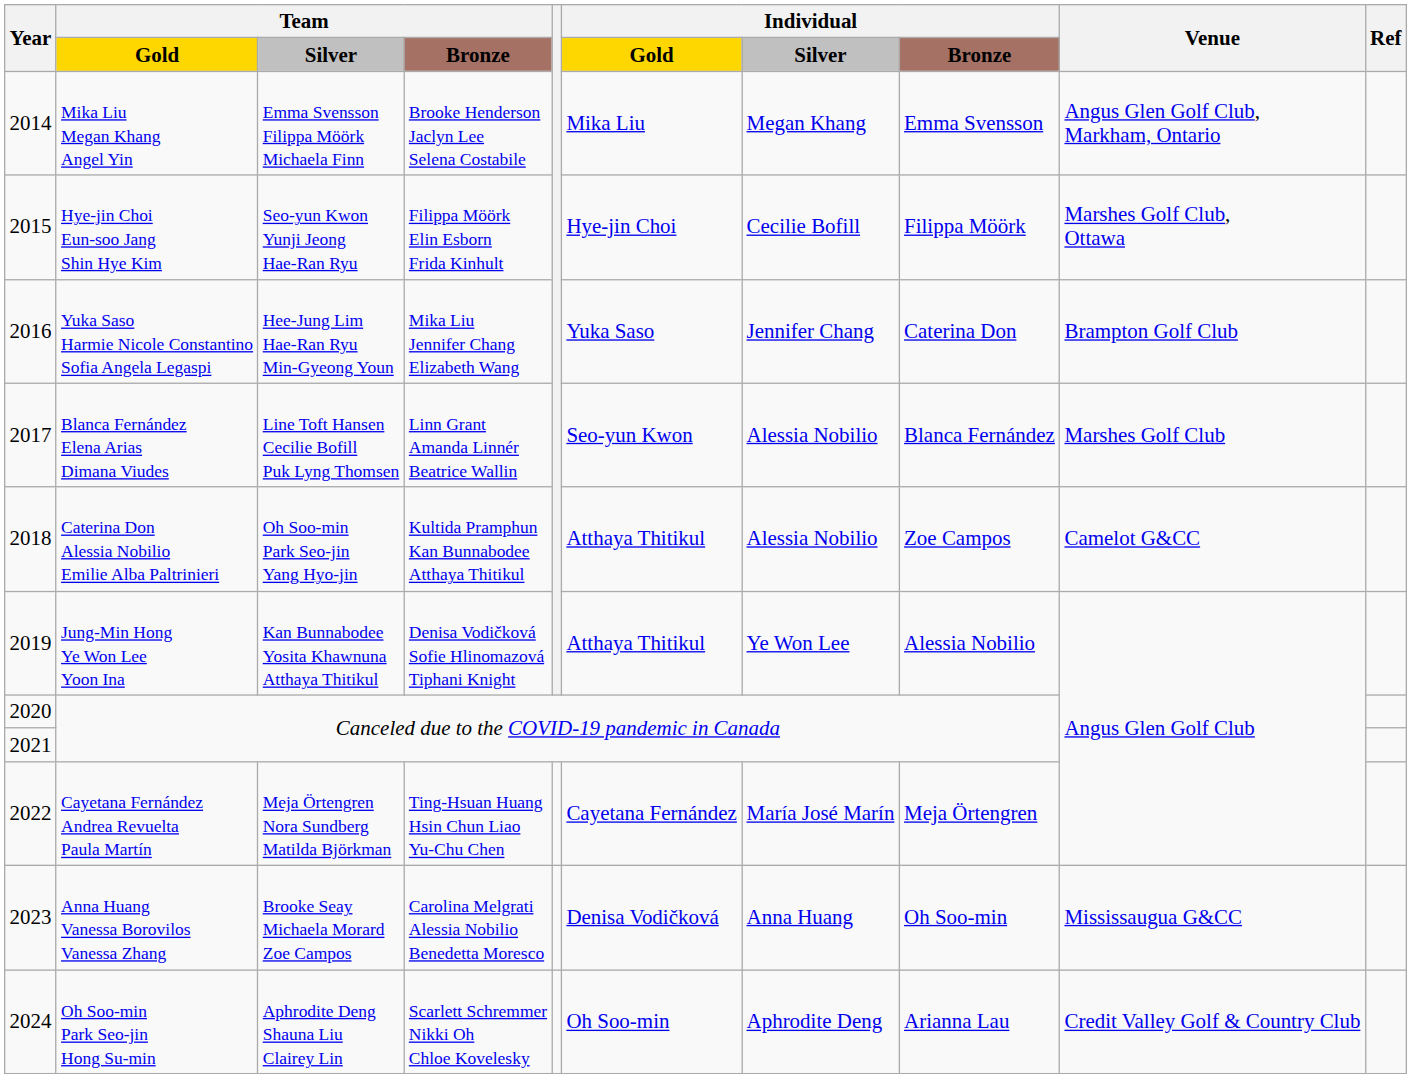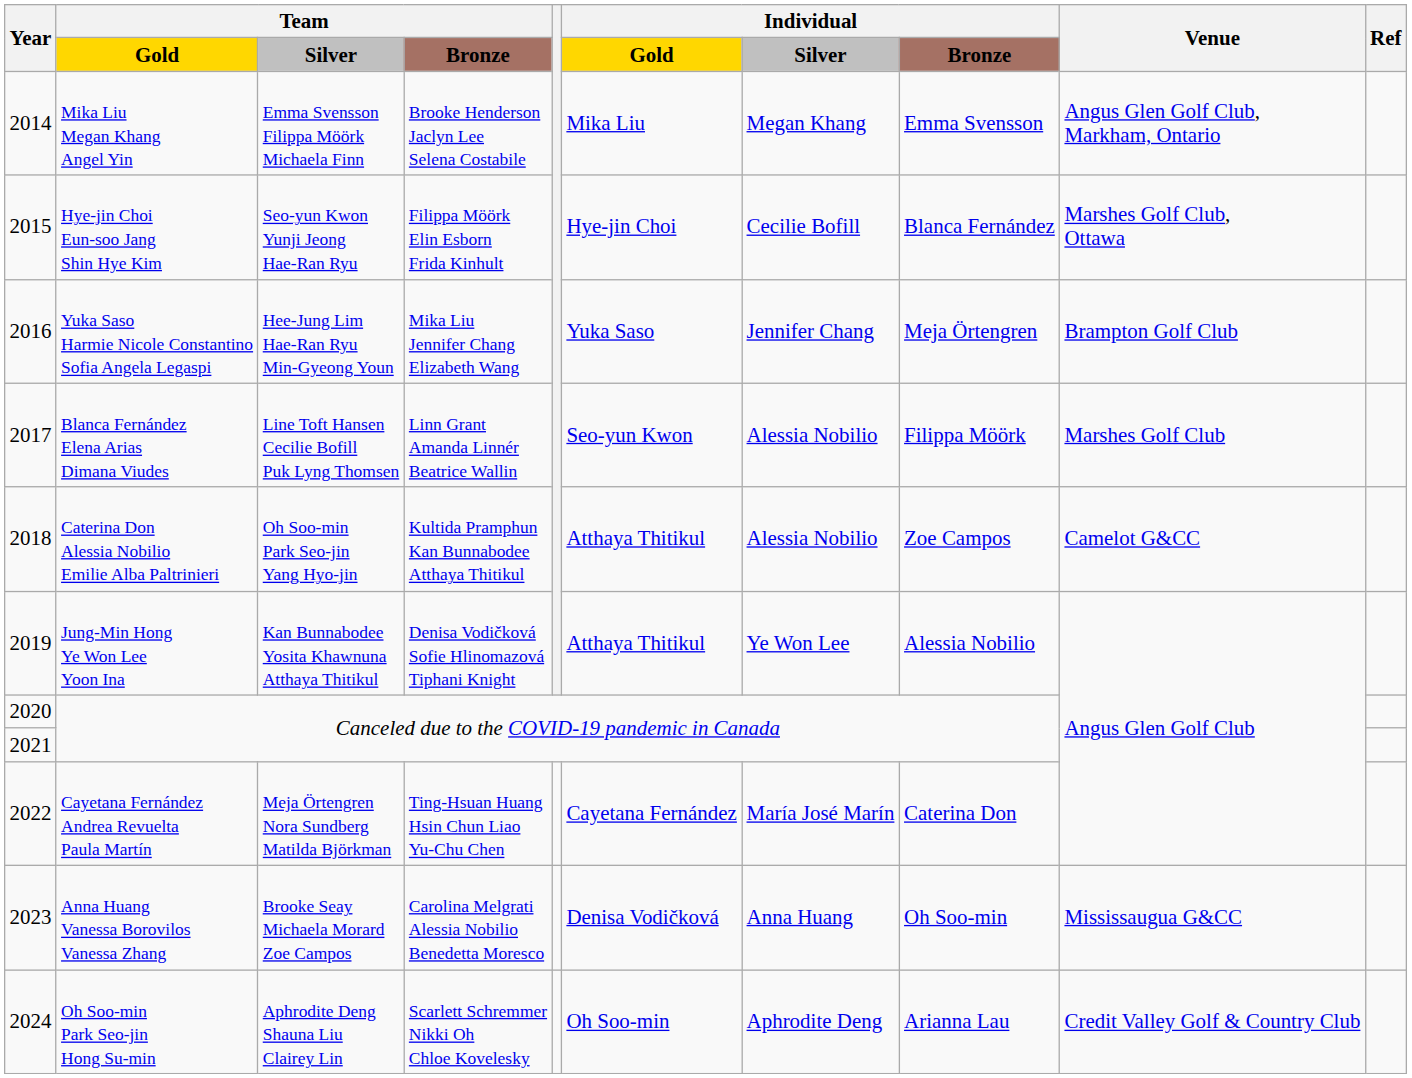(965, 226) Filippa Möörk -> (979, 226) Blanca Fernández
(960, 330) Caterina Don -> (971, 330) Meja Örtengren
(979, 434) Blanca Fernández -> (965, 434) Filippa Möörk
(971, 813) Meja Örtengren -> (960, 813) Caterina Don
